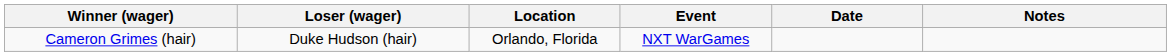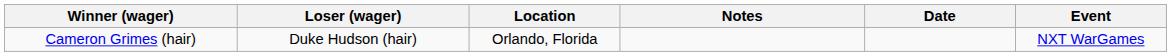columns swapped: (696, 16) <-> (1044, 16)
